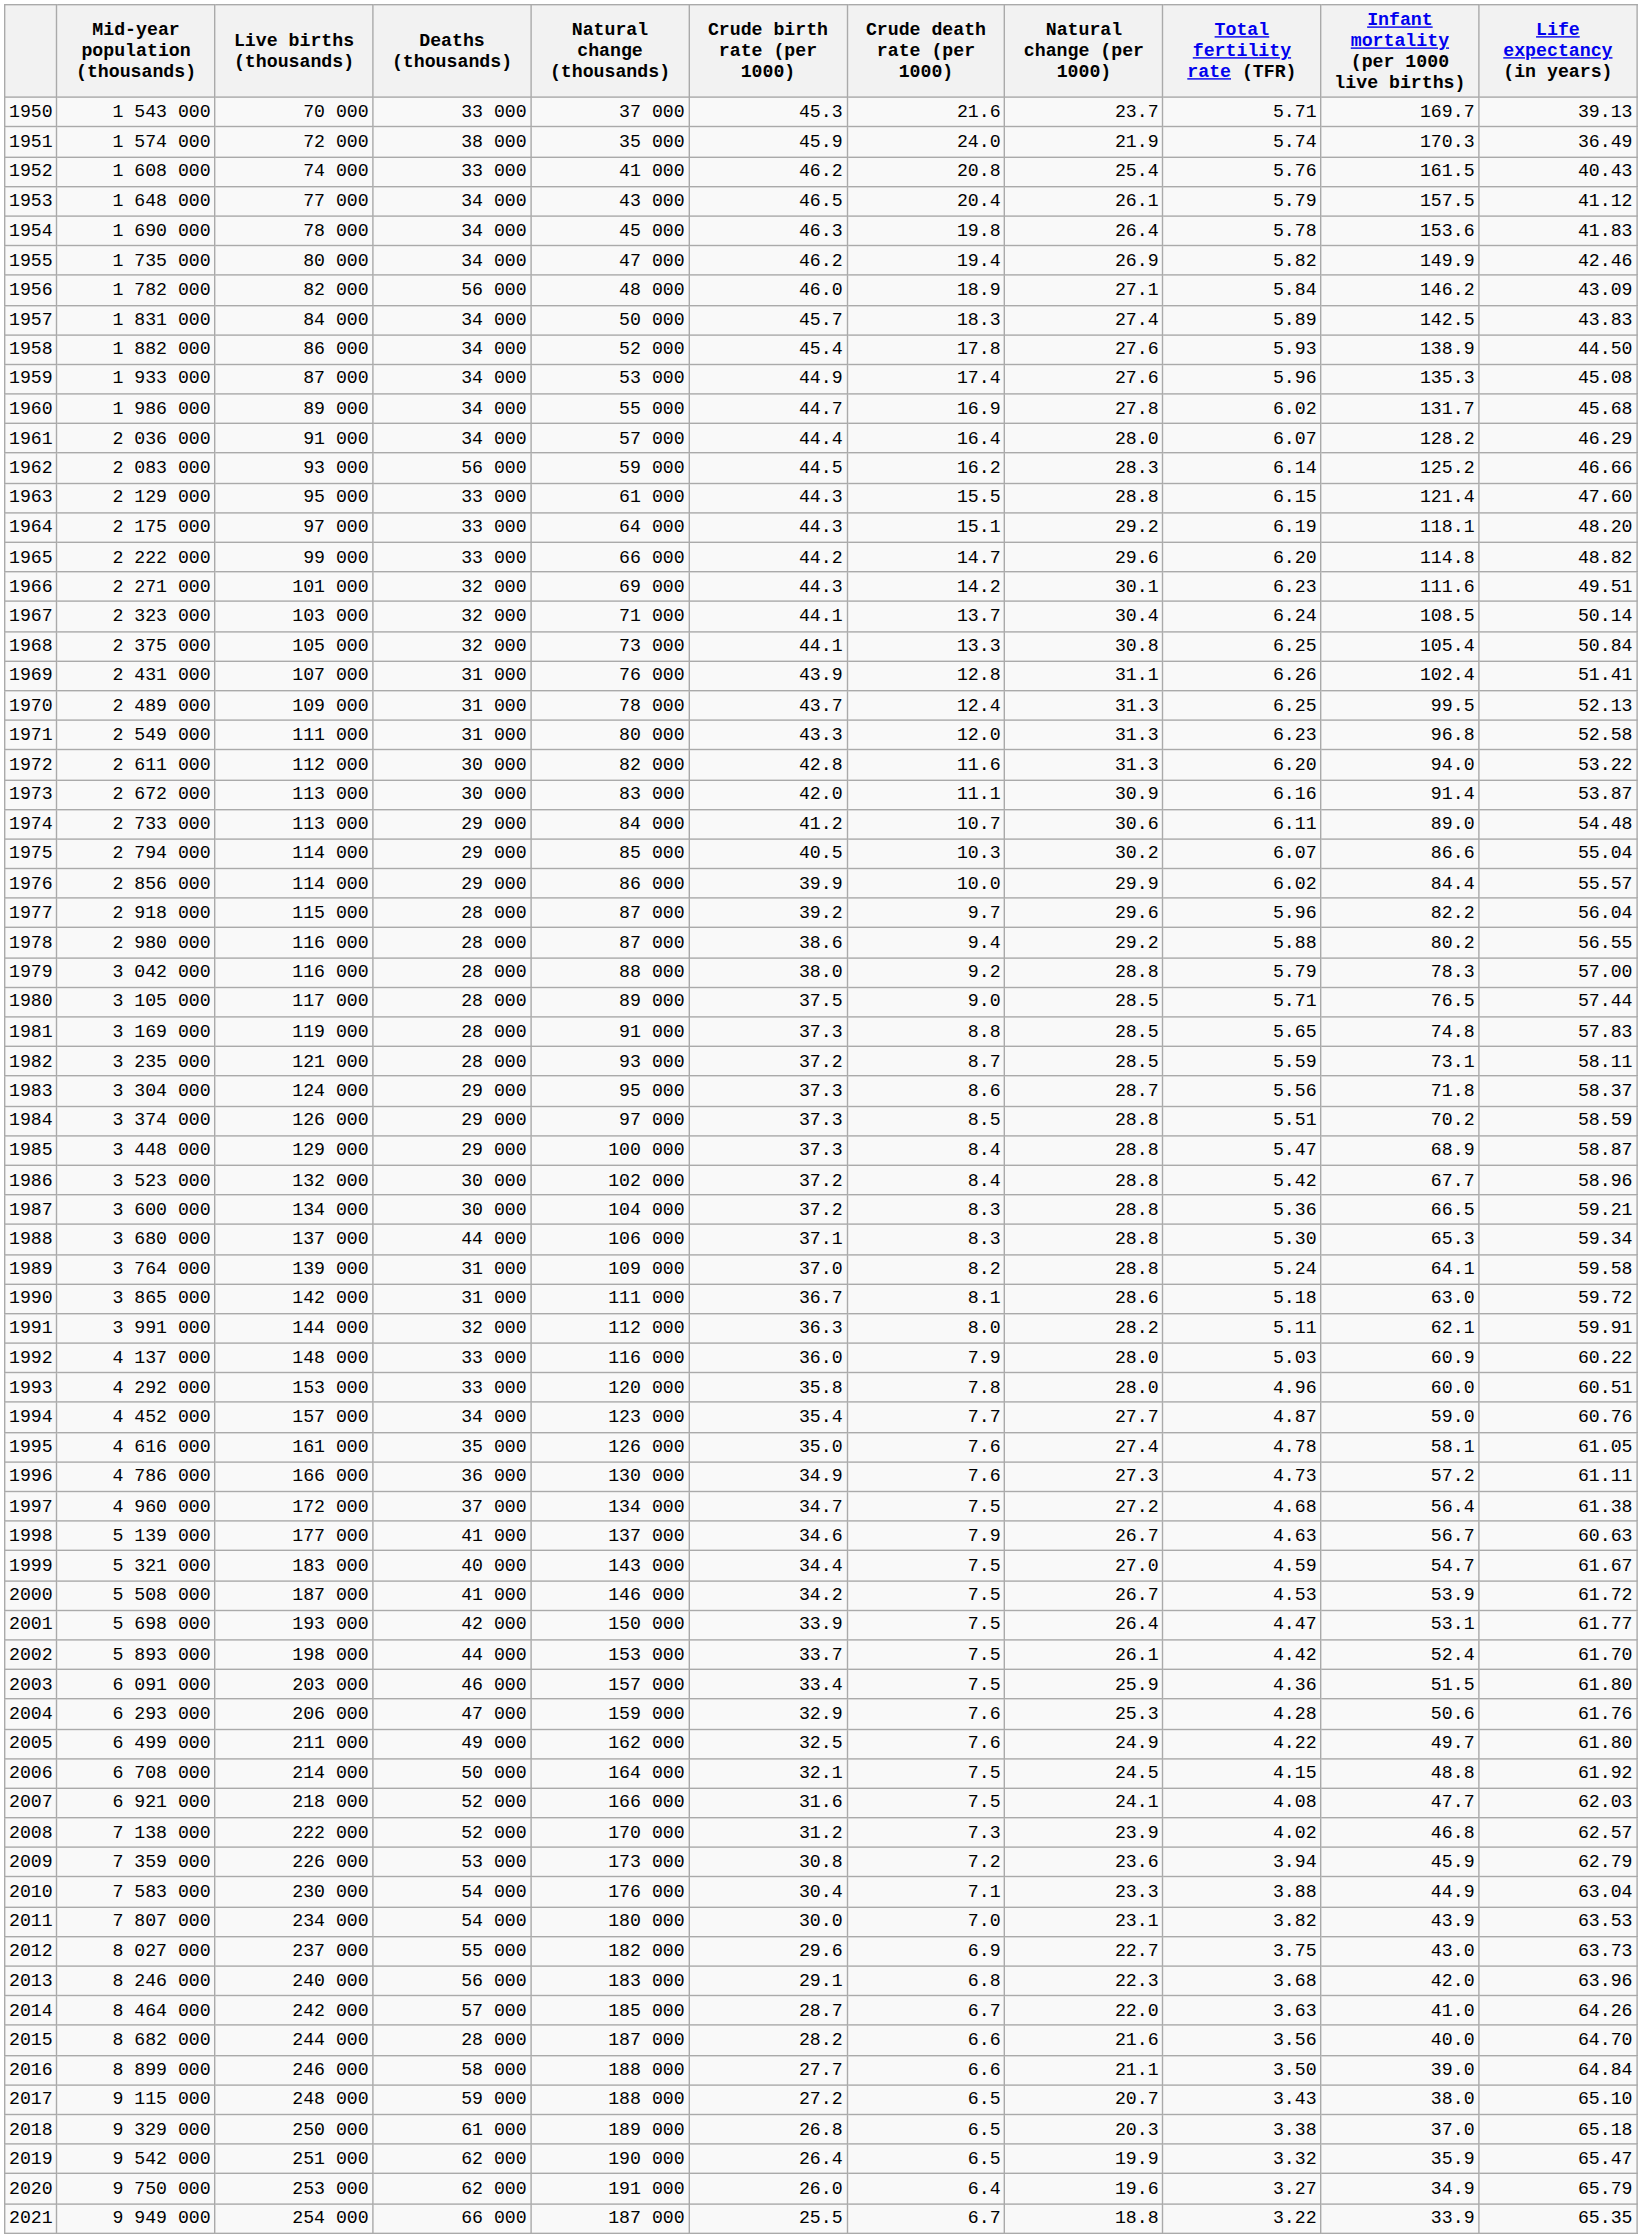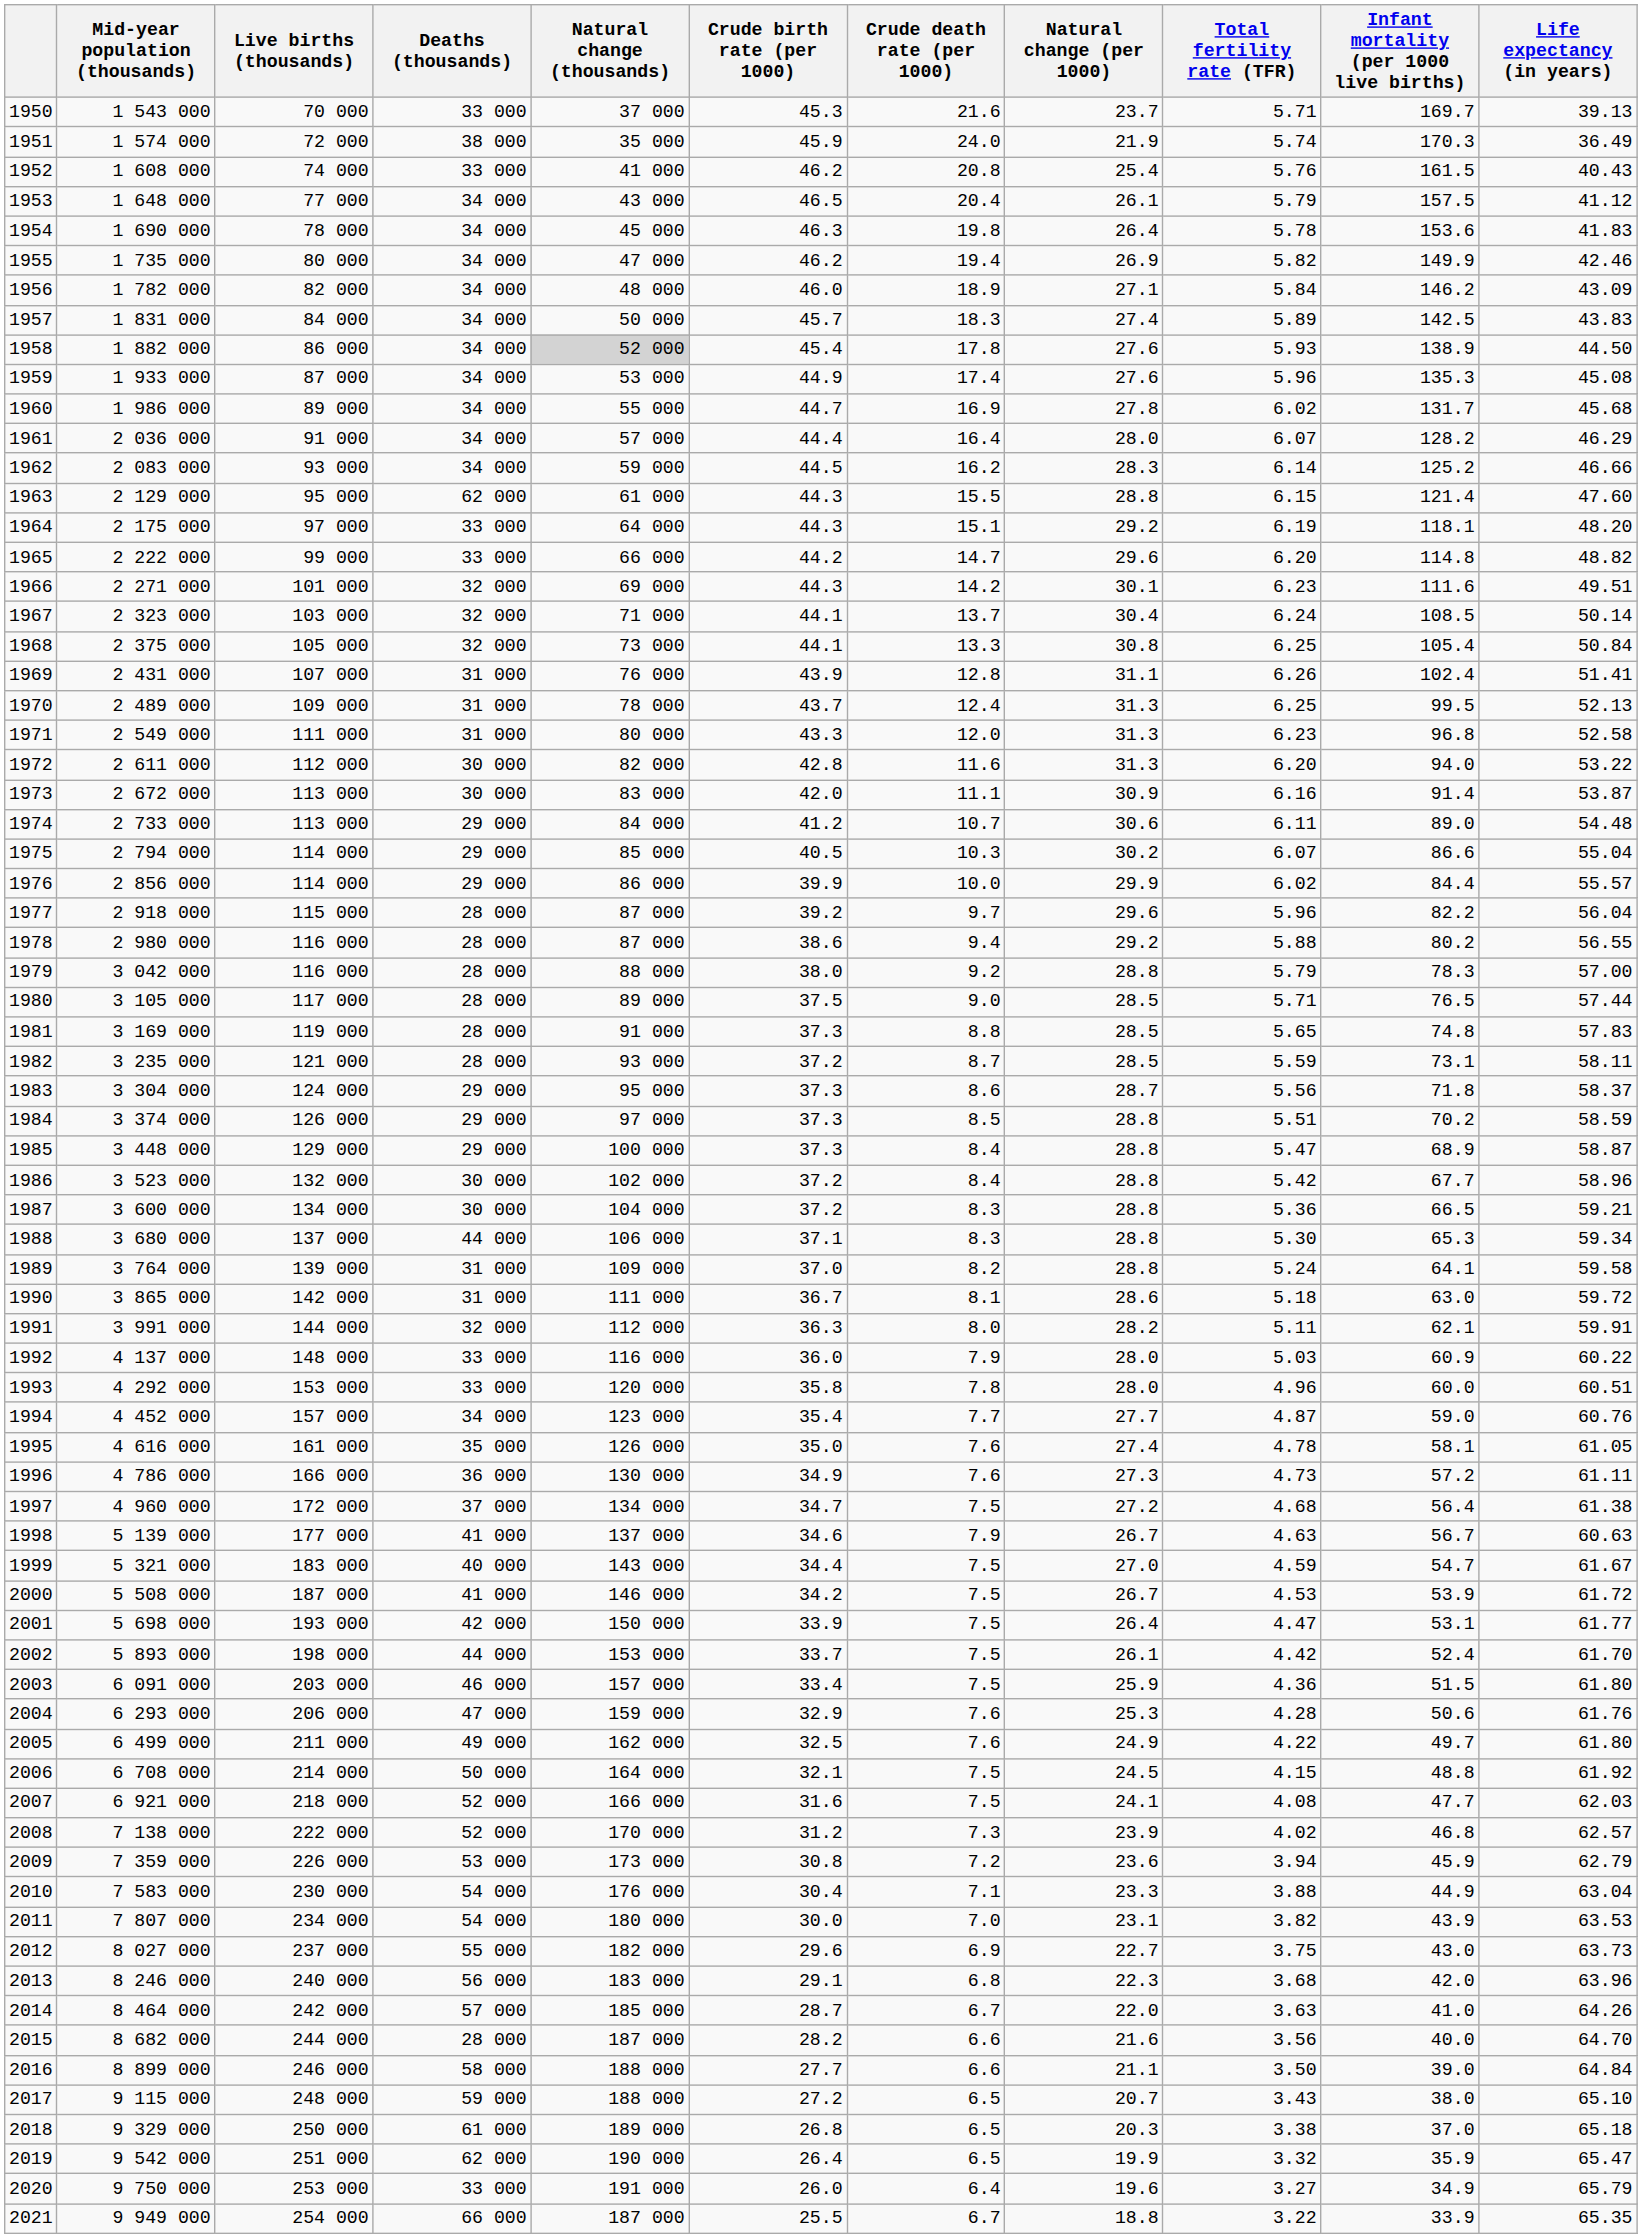(483, 290) 56 000 -> (483, 290) 34 000
(641, 349) no background -> (641, 349) lightgrey background
(483, 468) 56 000 -> (483, 468) 34 000
(483, 498) 33 000 -> (483, 498) 62 000
(483, 2189) 62 000 -> (483, 2189) 33 000
